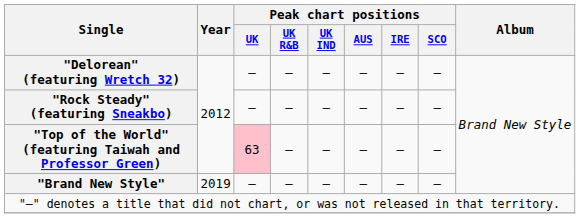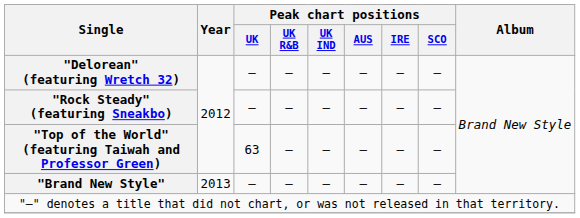(252, 149) pink background -> (252, 149) no background
(216, 184) 2019 -> (216, 184) 2013
